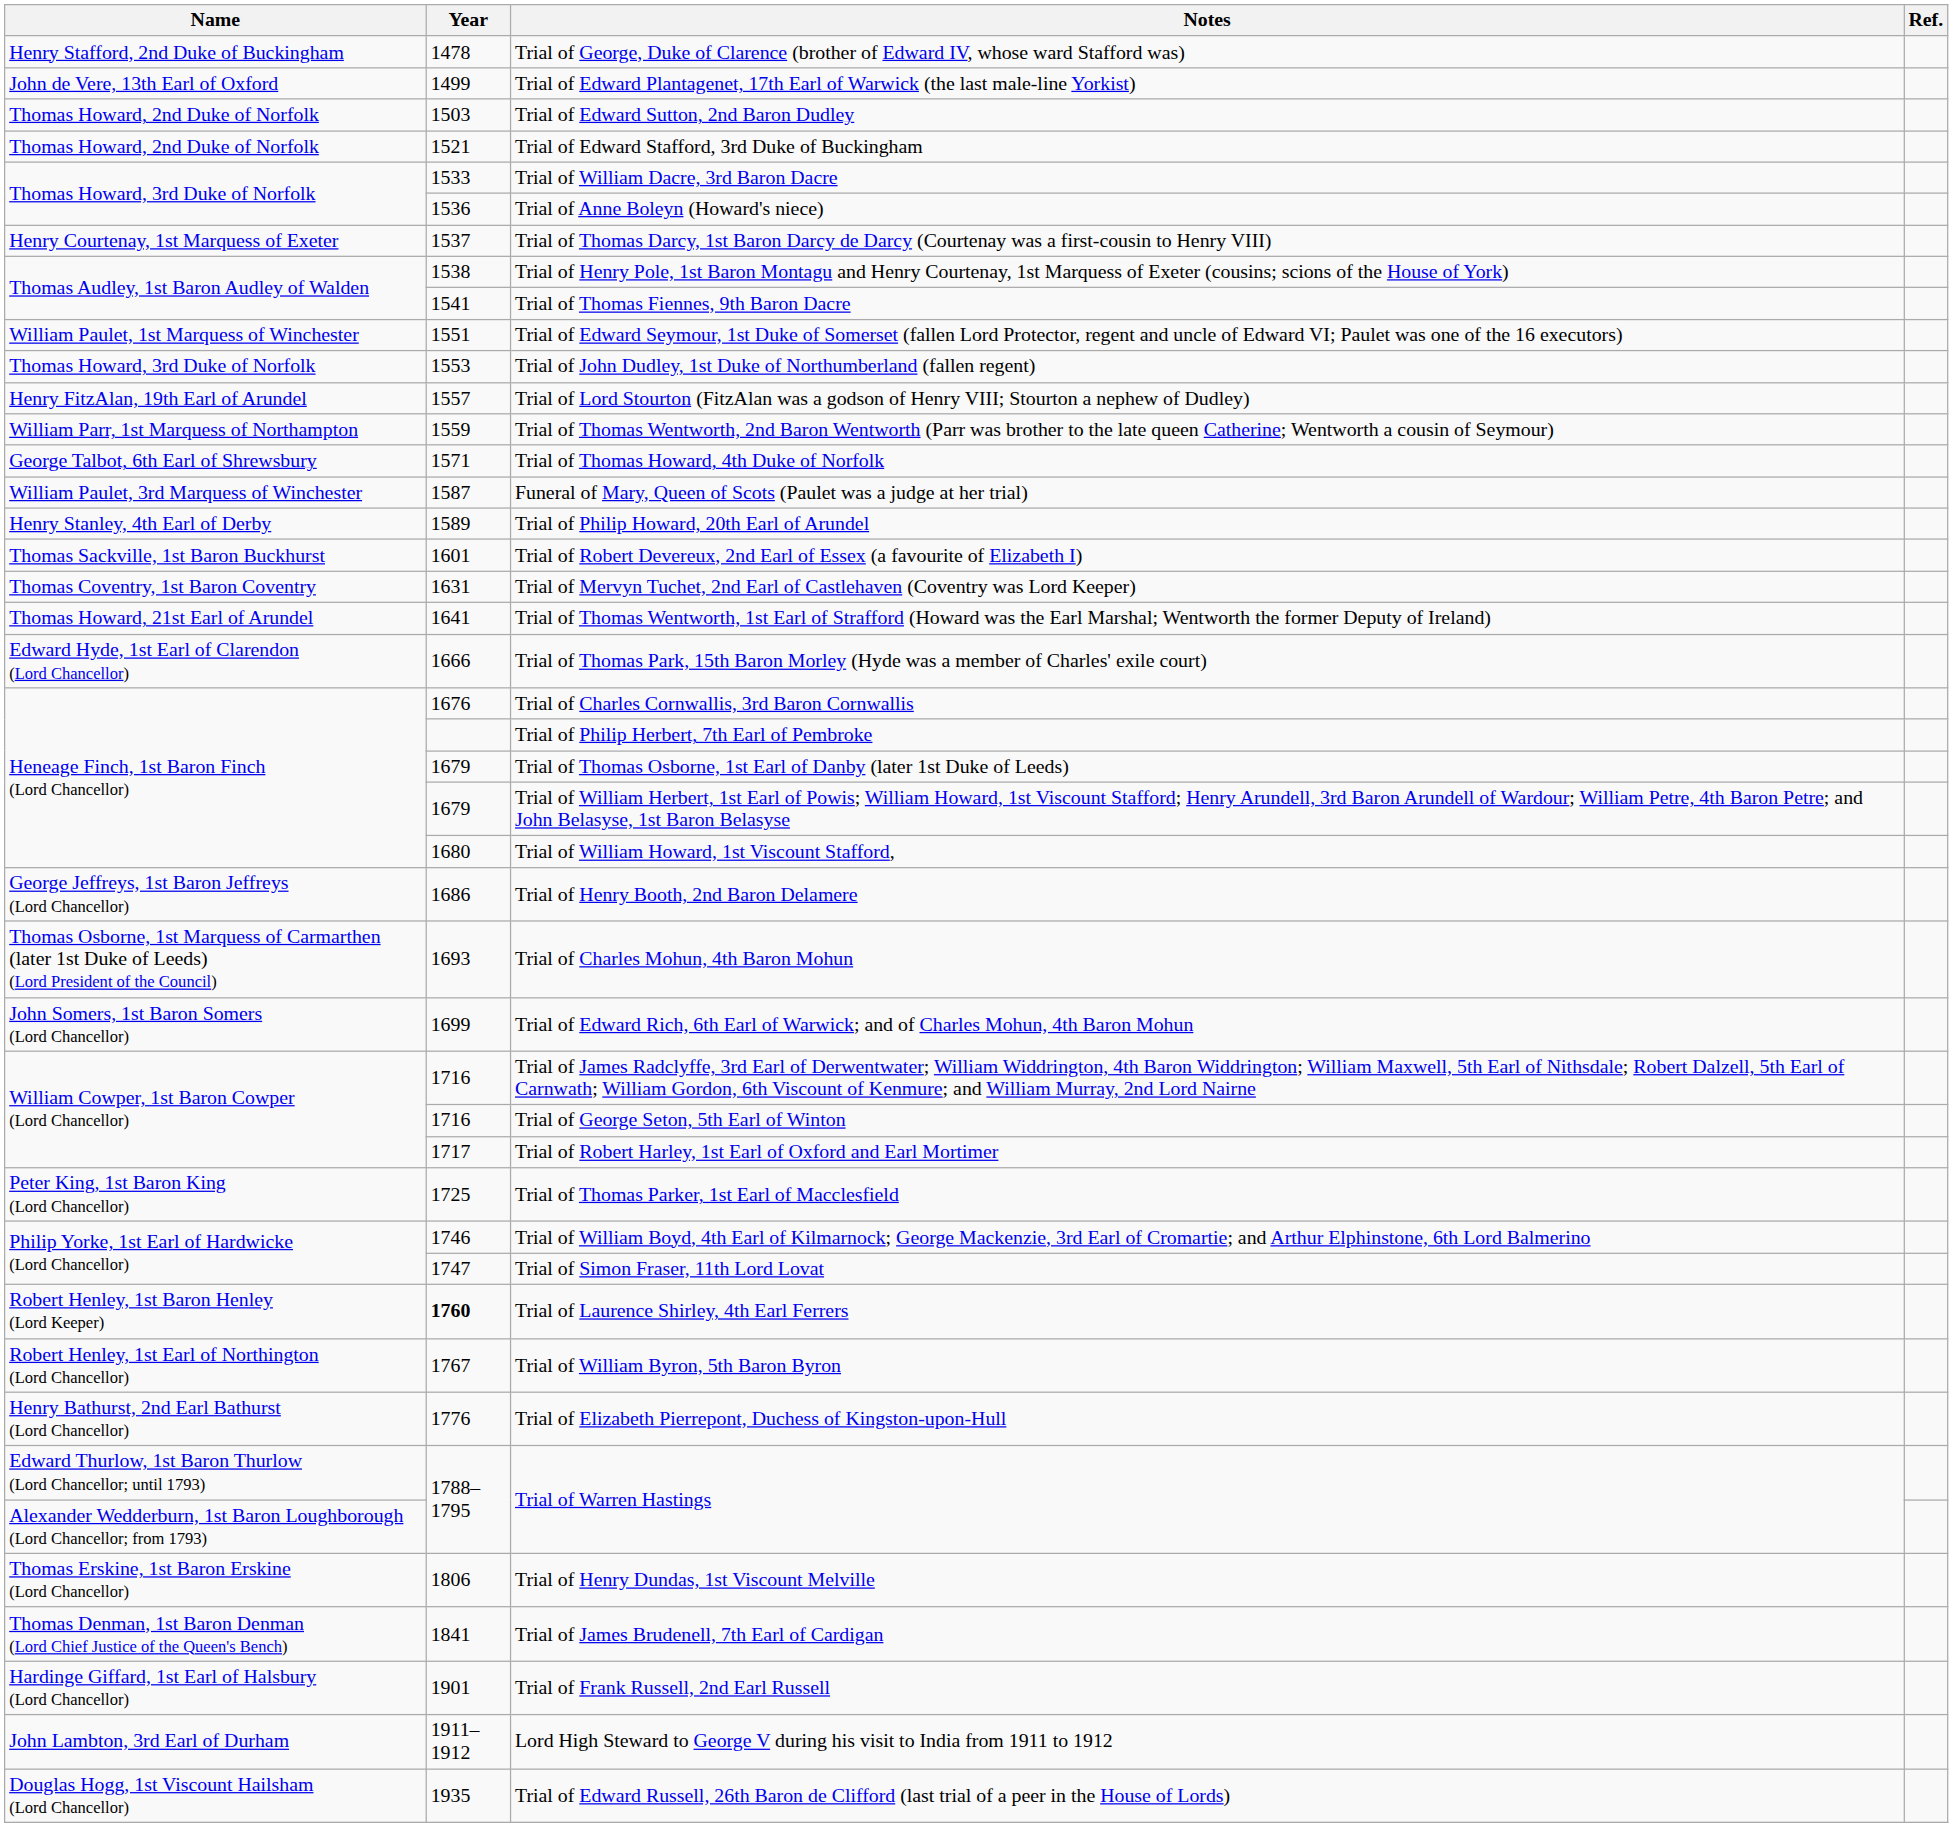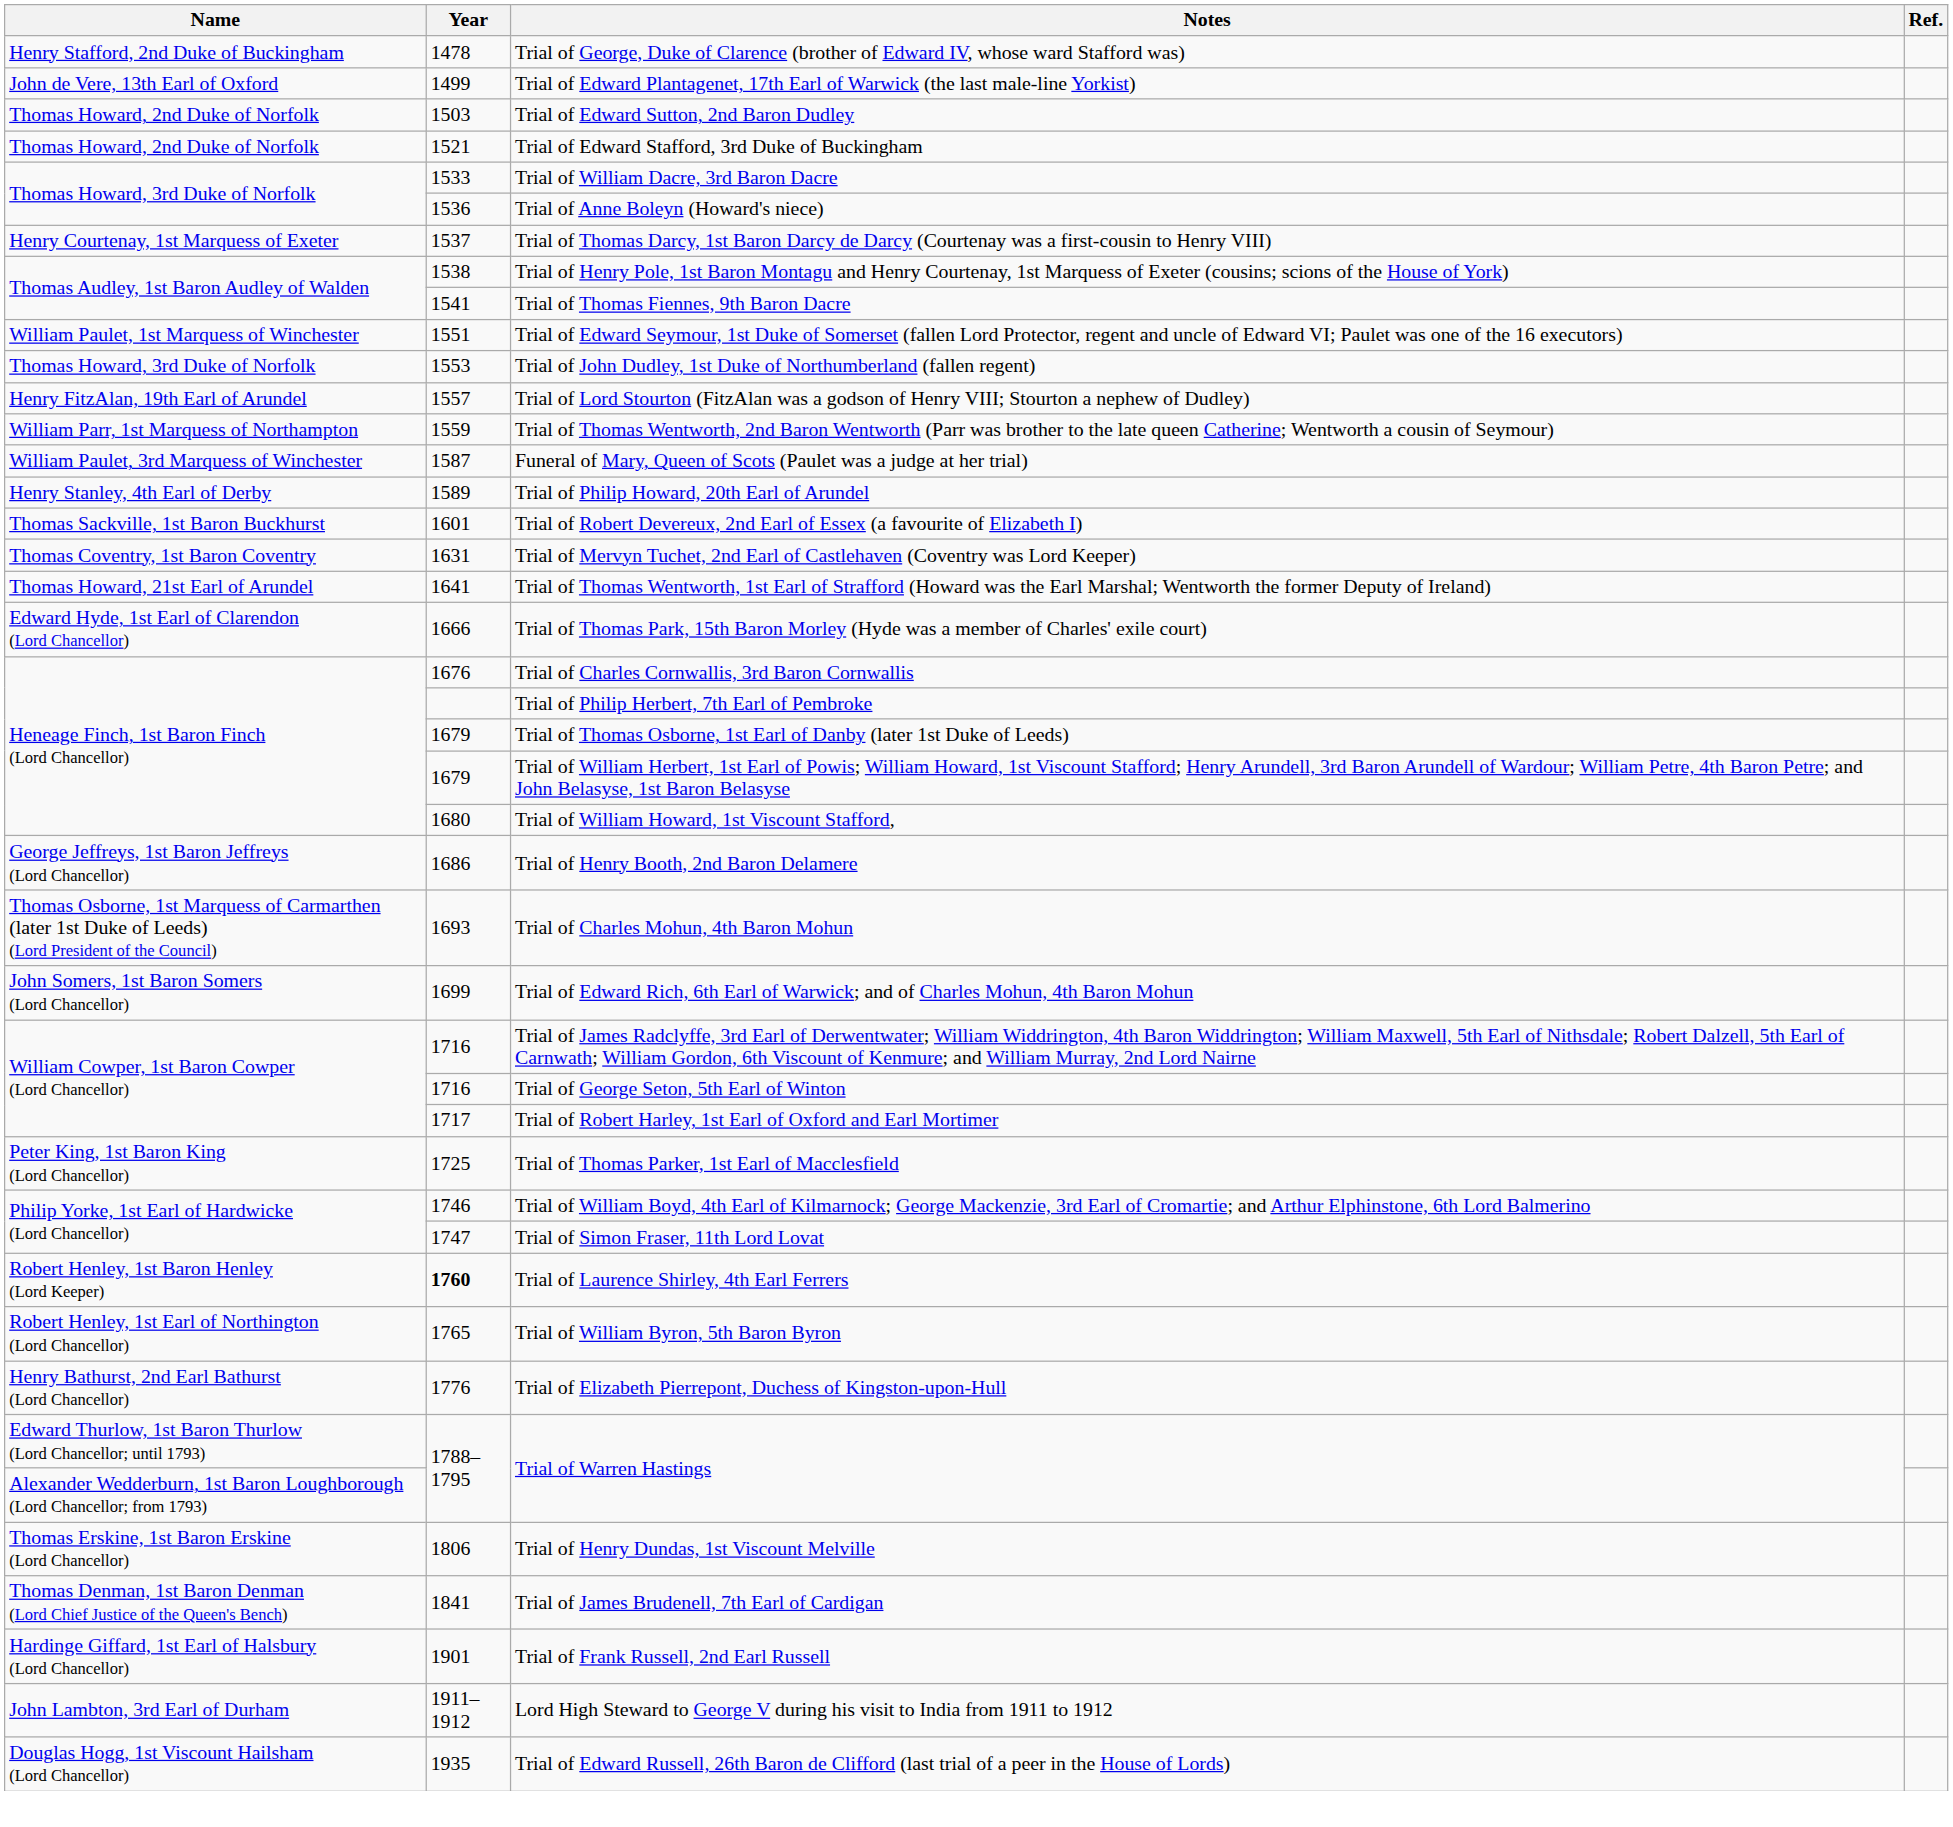- row: (163, 460)
(451, 1365) 1767 -> (451, 1333) 1765
